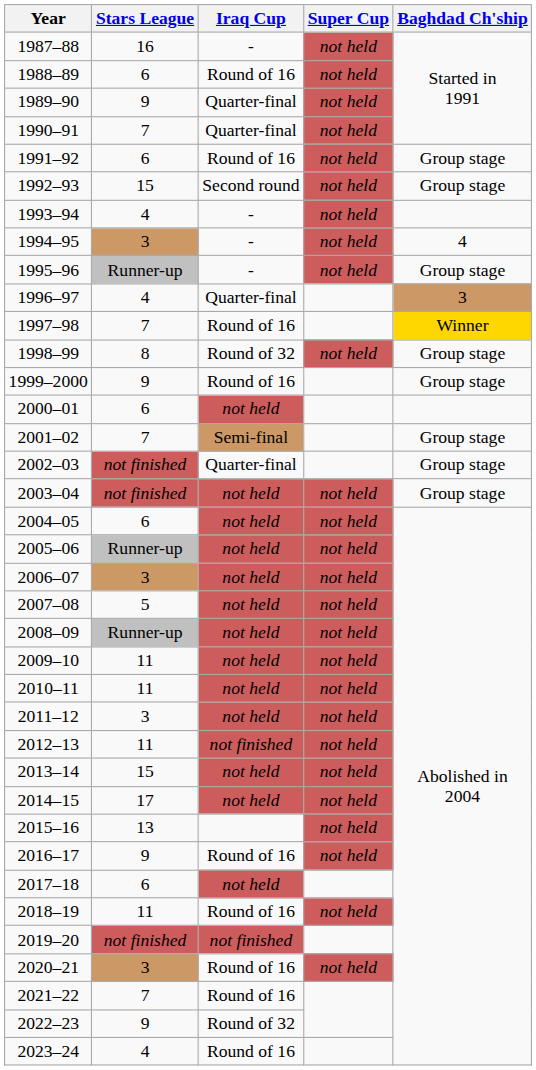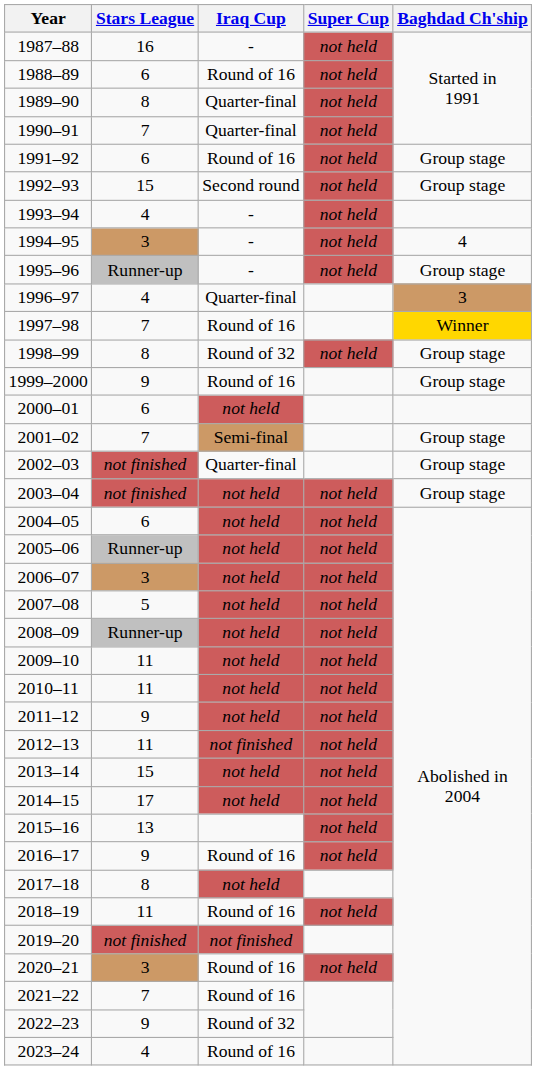(145, 102) 9 -> (145, 102) 8
(145, 716) 3 -> (145, 716) 9
(145, 883) 6 -> (145, 883) 8
